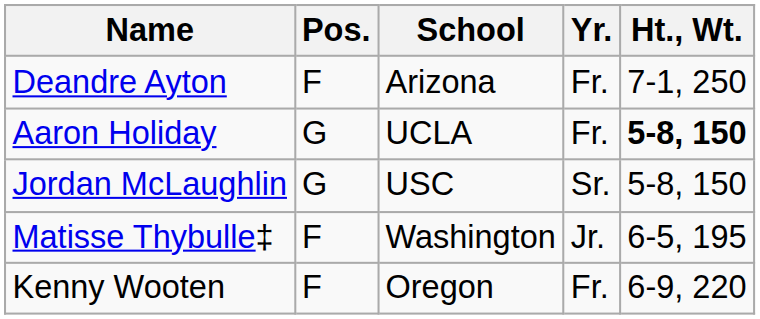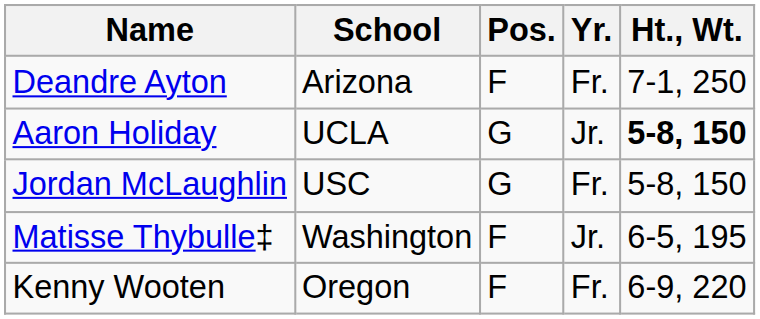columns swapped: (471, 30) <-> (336, 30)
(590, 133) Fr. -> (588, 133) Jr.
(591, 184) Sr. -> (590, 184) Fr.
